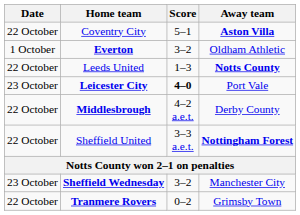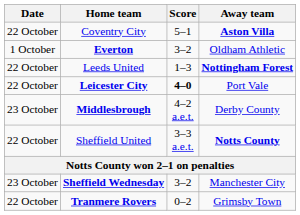(247, 67) Notts County -> (247, 67) Nottingham Forest
(32, 85) 23 October -> (32, 85) 22 October
(32, 109) 22 October -> (32, 109) 23 October
(247, 140) Nottingham Forest -> (247, 140) Notts County
